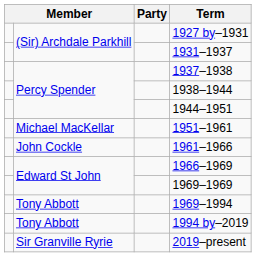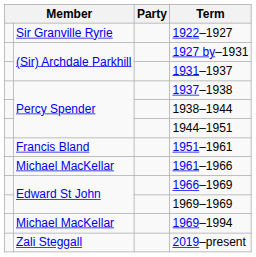+ row: (203, 33)
(65, 128) Michael MacKellar -> (53, 147) Francis Bland
(49, 147) John Cockle -> (65, 166) Michael MacKellar
(47, 204) Tony Abbott -> (65, 223) Michael MacKellar
- row: (211, 223)
(64, 242) Sir Granville Ryrie -> (49, 242) Zali Steggall
